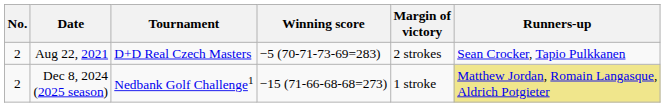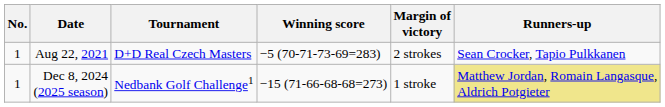(17, 53) 2 -> (17, 53) 1
(17, 83) 2 -> (17, 83) 1
